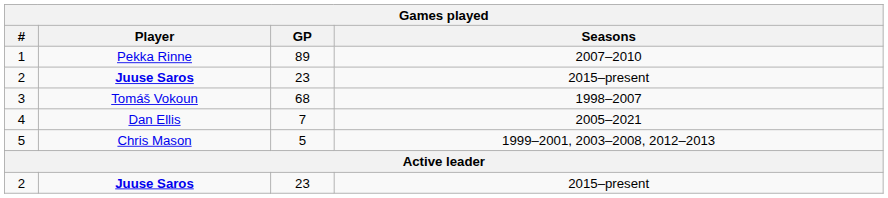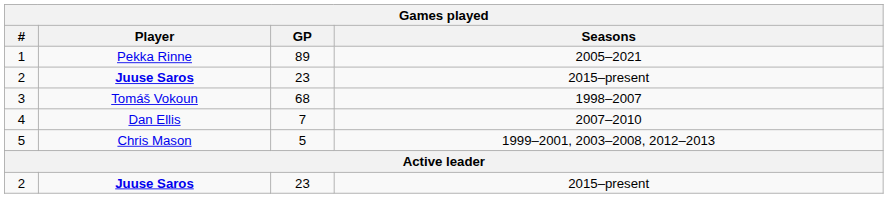(609, 57) 2007–2010 -> (609, 57) 2005–2021
(609, 120) 2005–2021 -> (609, 120) 2007–2010
